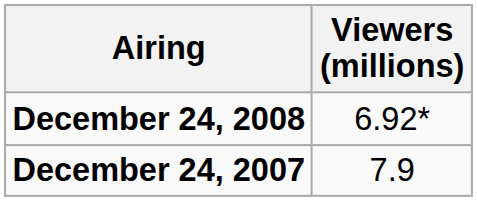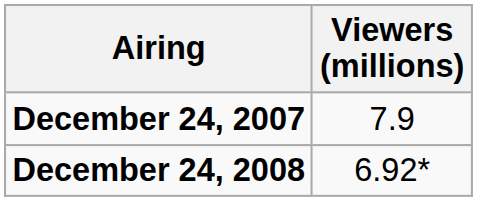rows swapped: (159, 169) <-> (159, 118)
